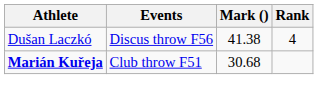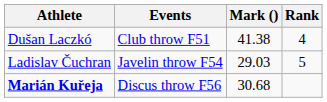(161, 39) Discus throw F56 -> (164, 39) Club throw F51
+ row: (59, 62)
(156, 62) Club throw F51 -> (169, 85) Discus throw F56
